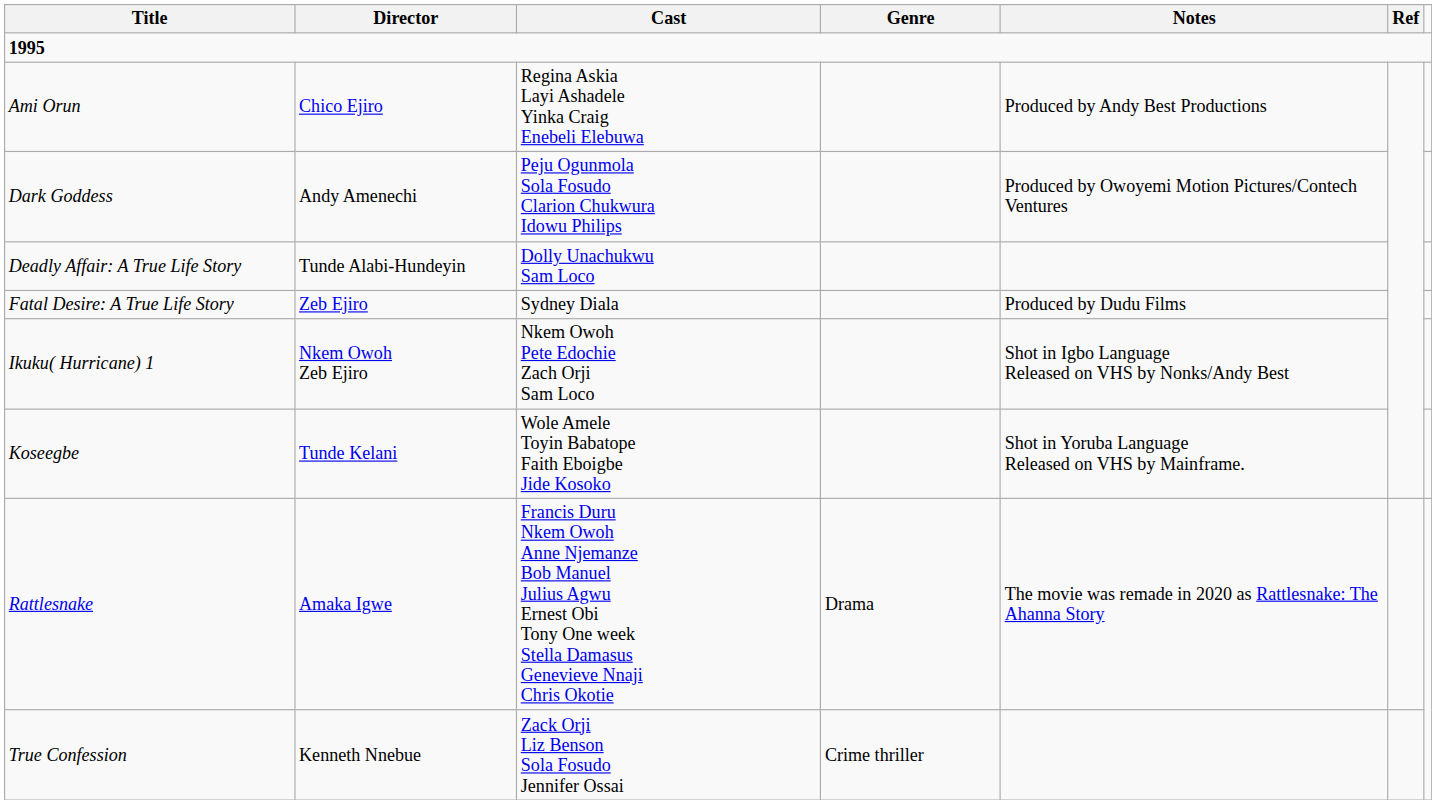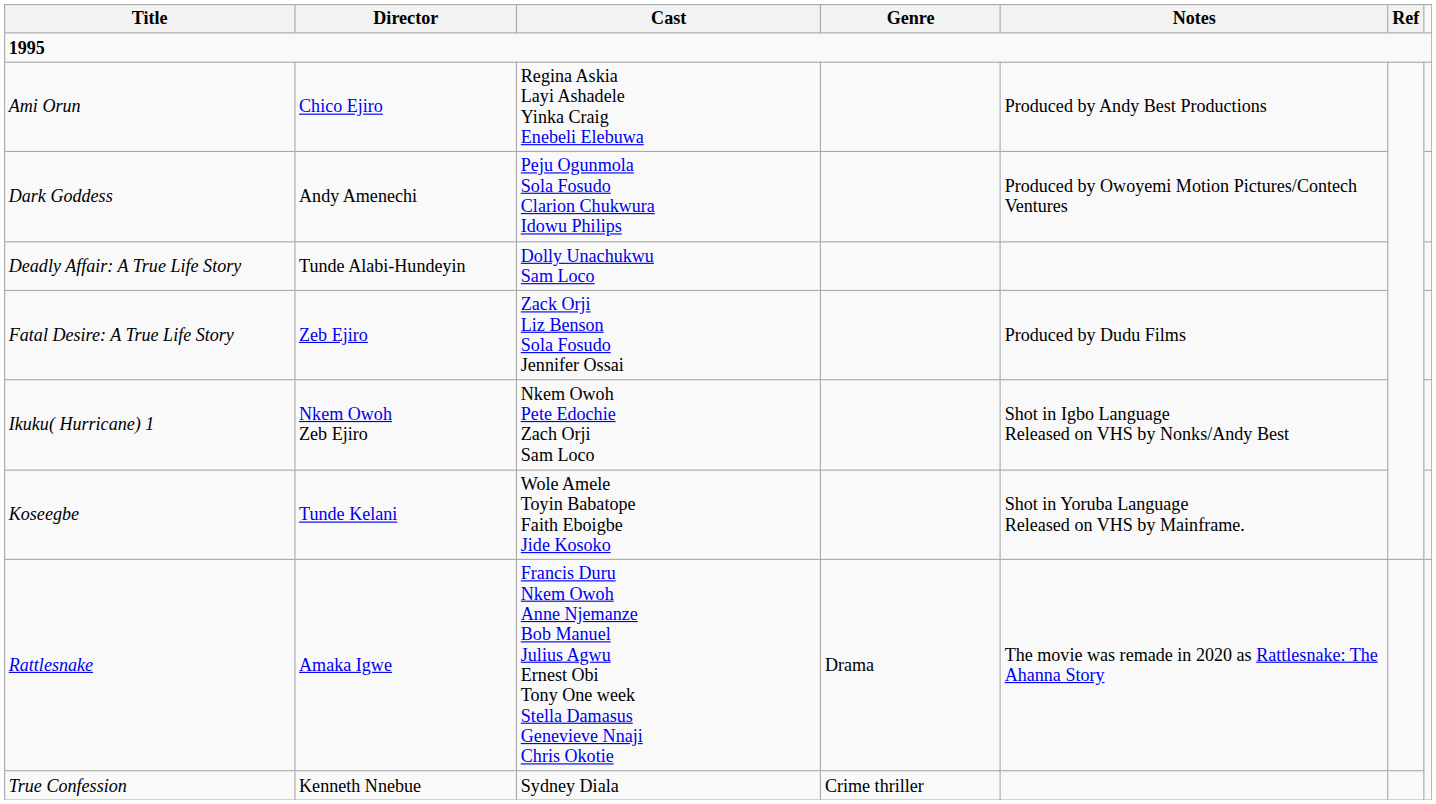(570, 304) Sydney Diala -> (572, 335) Zack Orji Liz Benson Sola Fosudo Jennifer Ossai
(572, 754) Zack Orji Liz Benson Sola Fosudo Jennifer Ossai -> (570, 785) Sydney Diala
